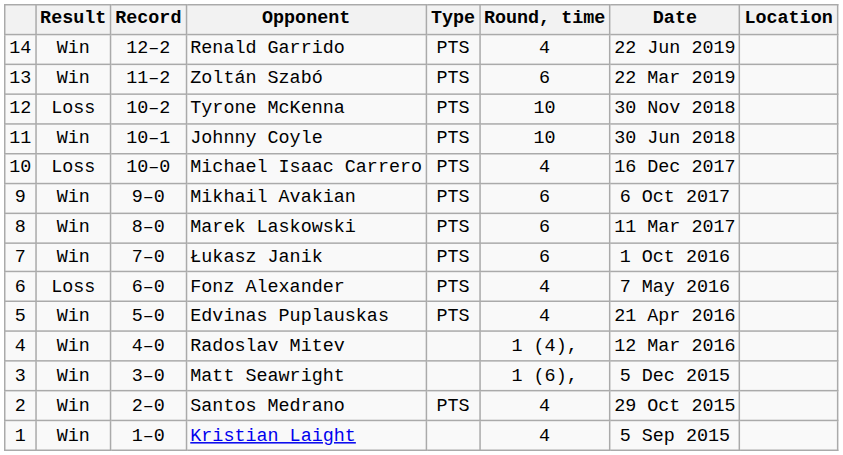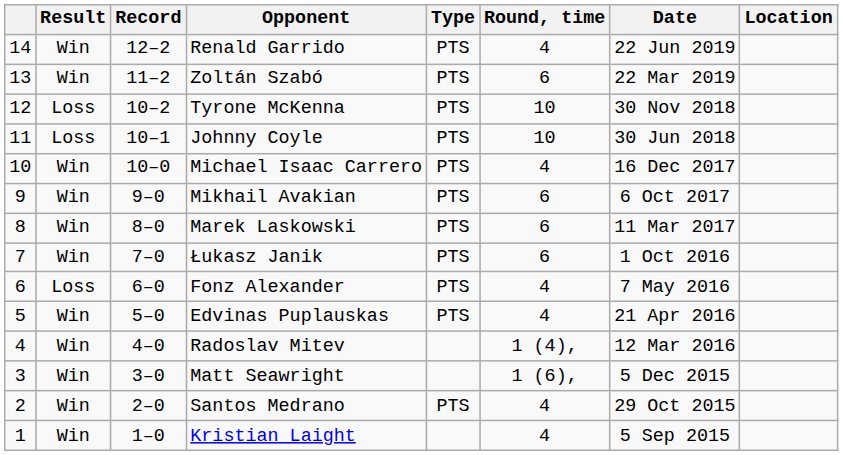(73, 139) Win -> (73, 139) Loss
(73, 168) Loss -> (73, 168) Win
